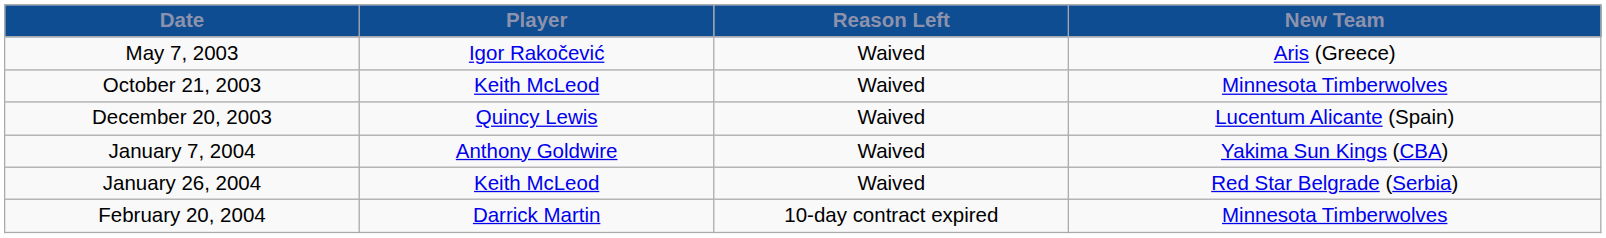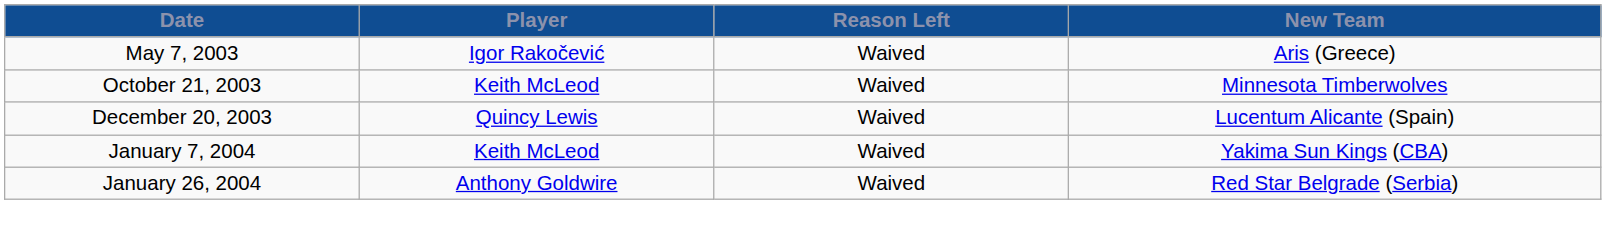(537, 150) Anthony Goldwire -> (537, 150) Keith McLeod
(537, 183) Keith McLeod -> (537, 183) Anthony Goldwire
- row: (182, 215)
